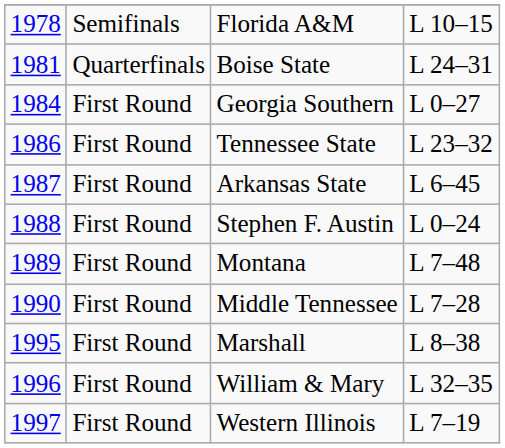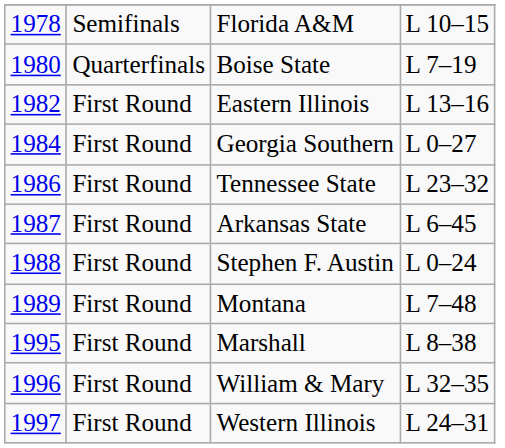(36, 64) 1981 -> (36, 64) 1980
(451, 64) L 24–31 -> (441, 64) L 7–19
+ row: (293, 104)
- row: (307, 303)
(445, 422) L 7–19 -> (447, 422) L 24–31
